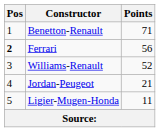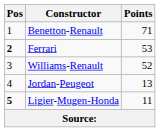(147, 48) 56 -> (147, 48) 53
(147, 83) 21 -> (147, 83) 13
(9, 101) normal -> (9, 101) bold
